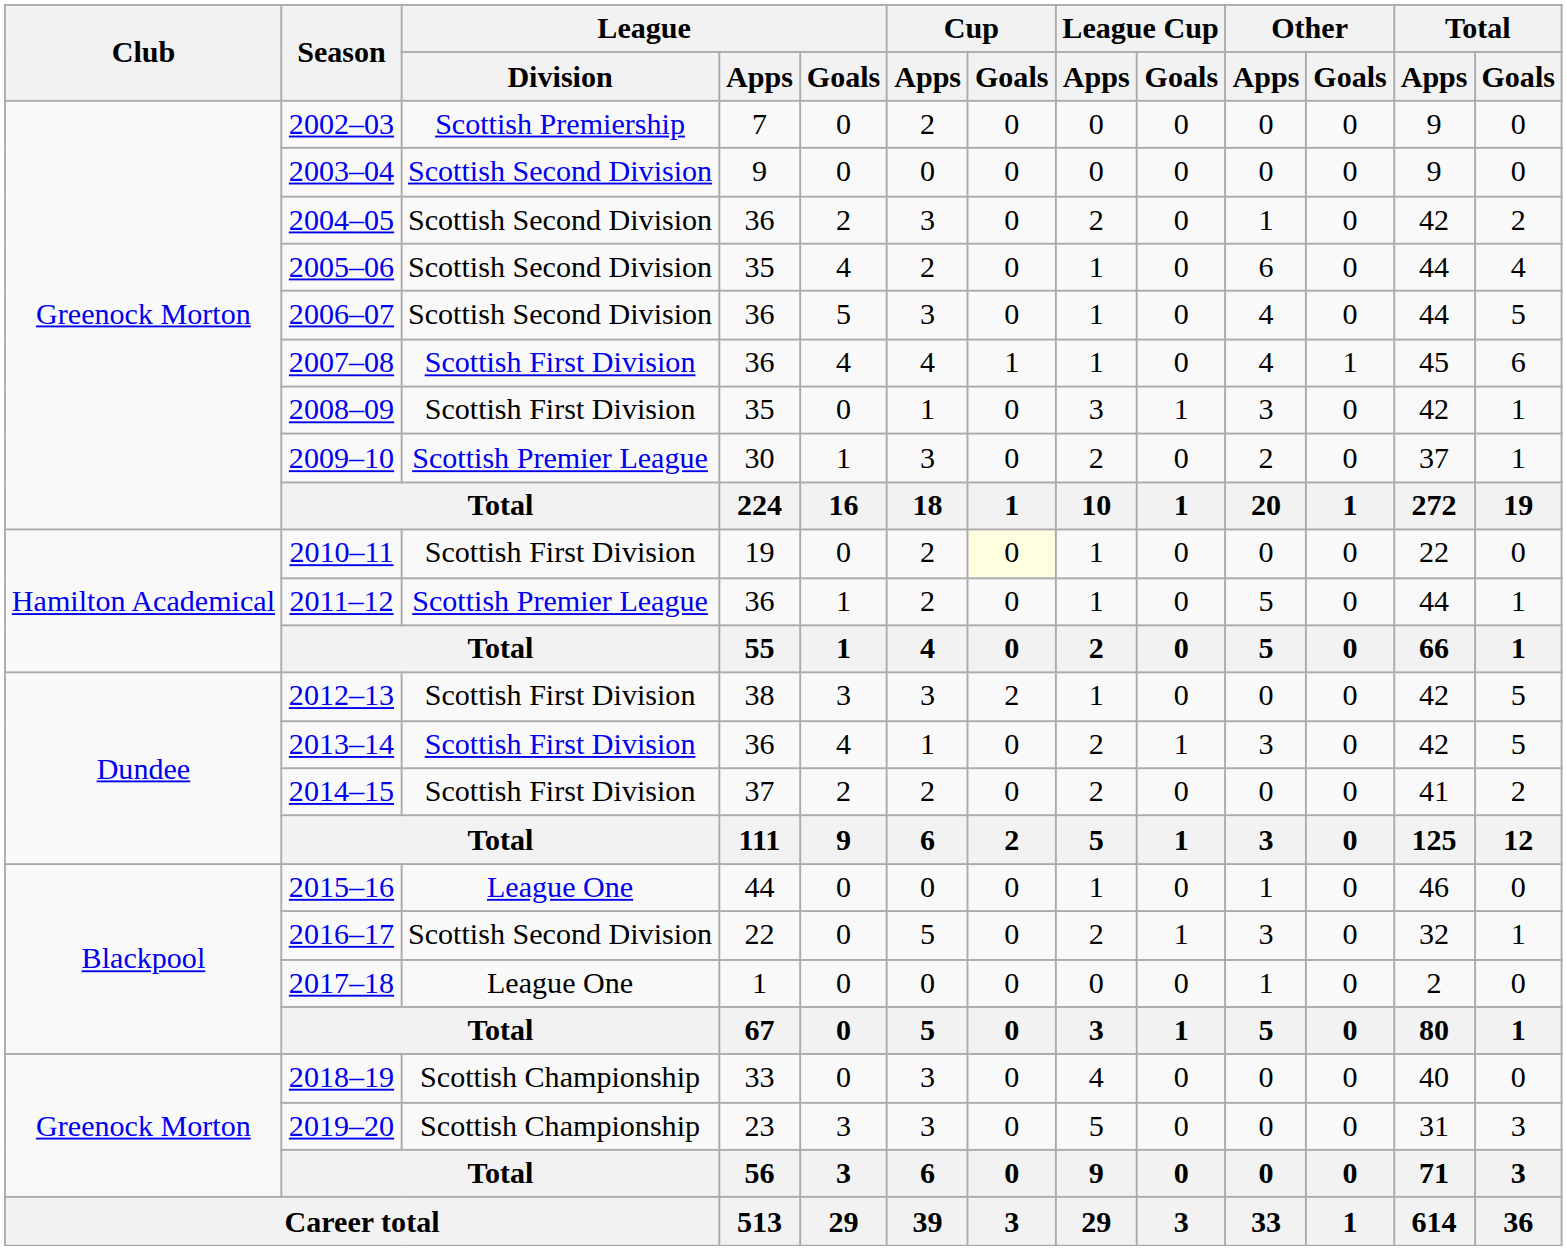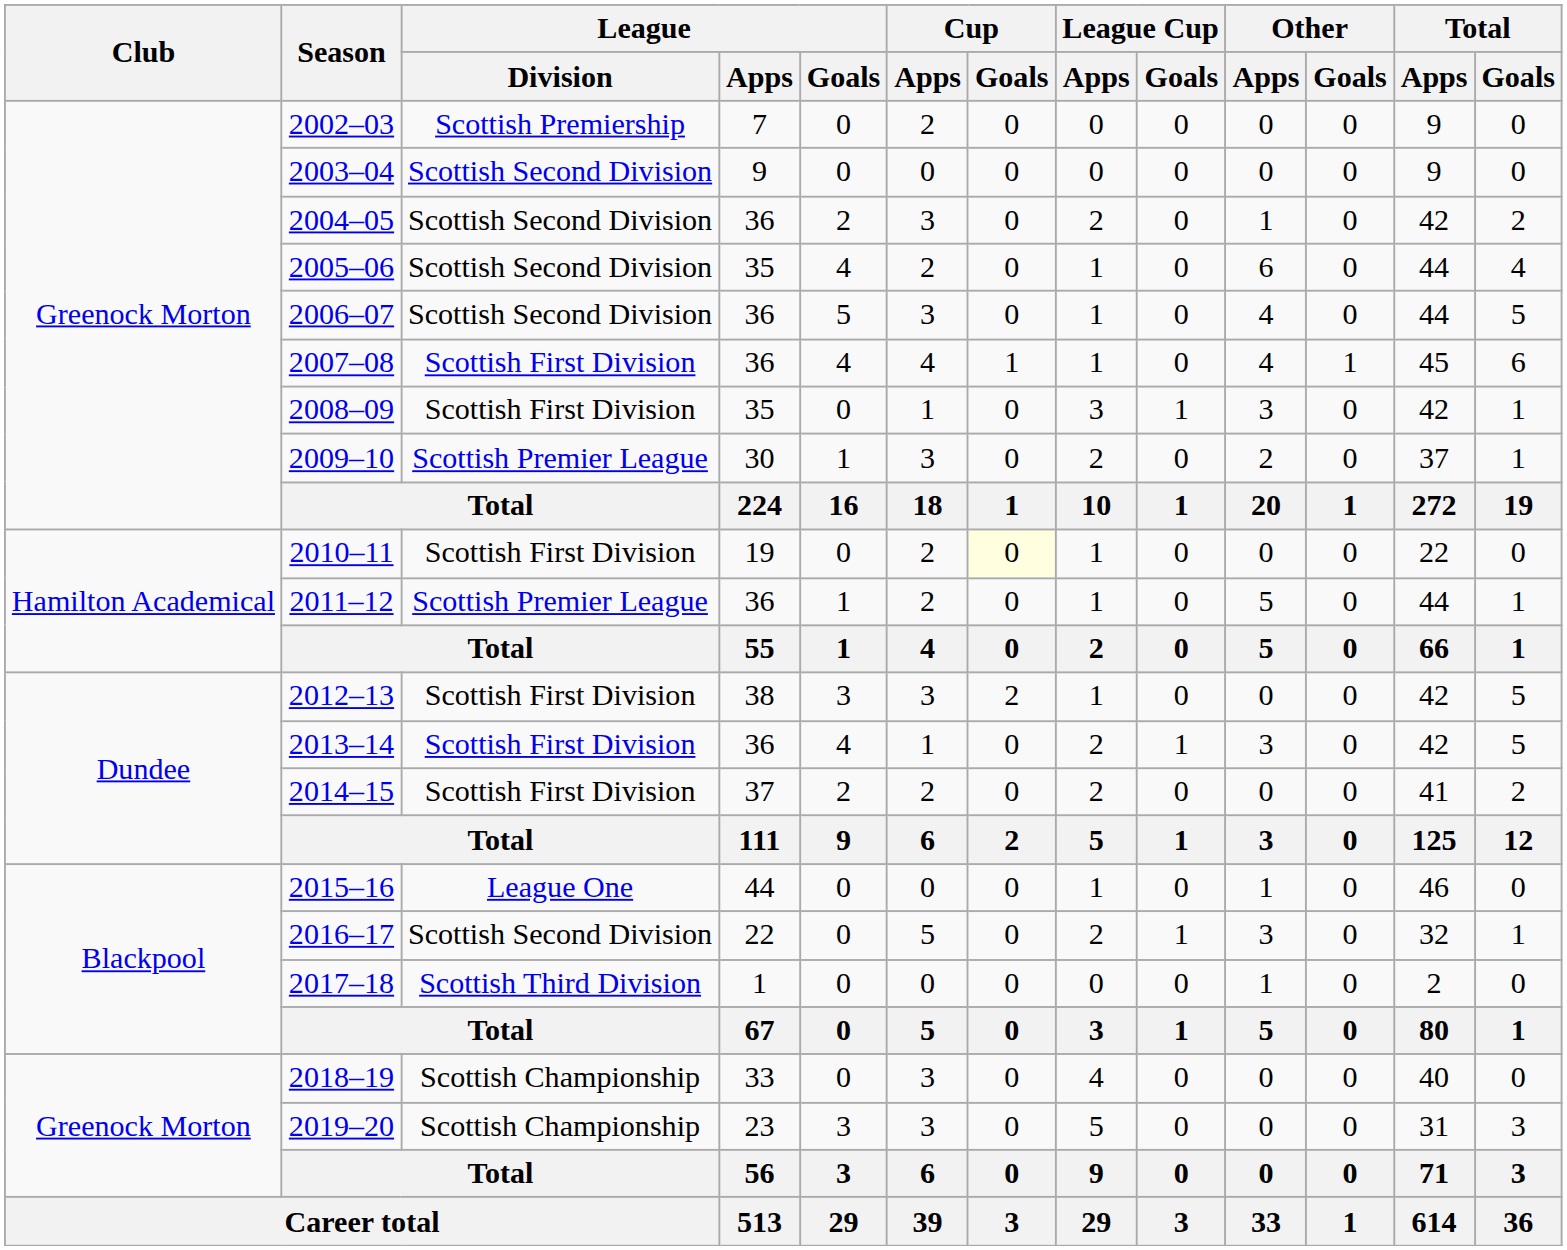(560, 982) League One -> (560, 982) Scottish Third Division
